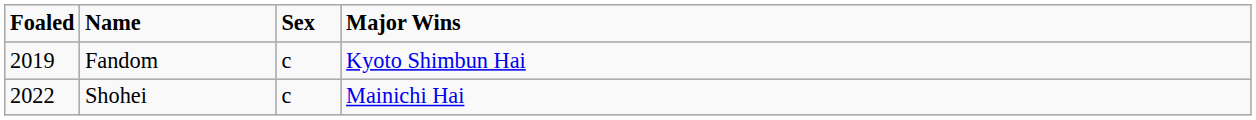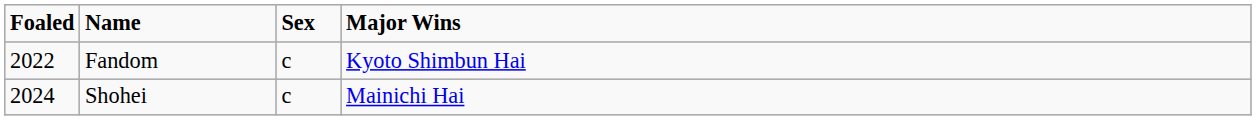(32, 60) 2019 -> (32, 60) 2022
(32, 96) 2022 -> (32, 96) 2024
